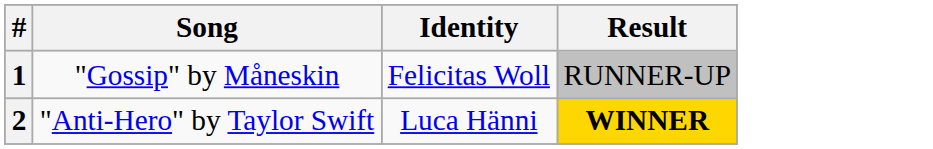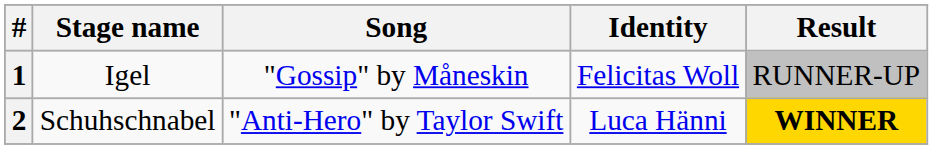+ column: (128, 27)
